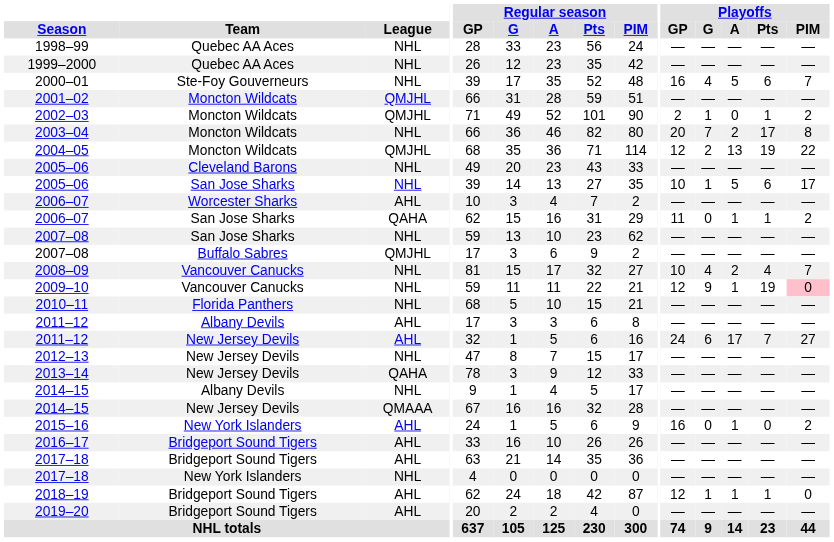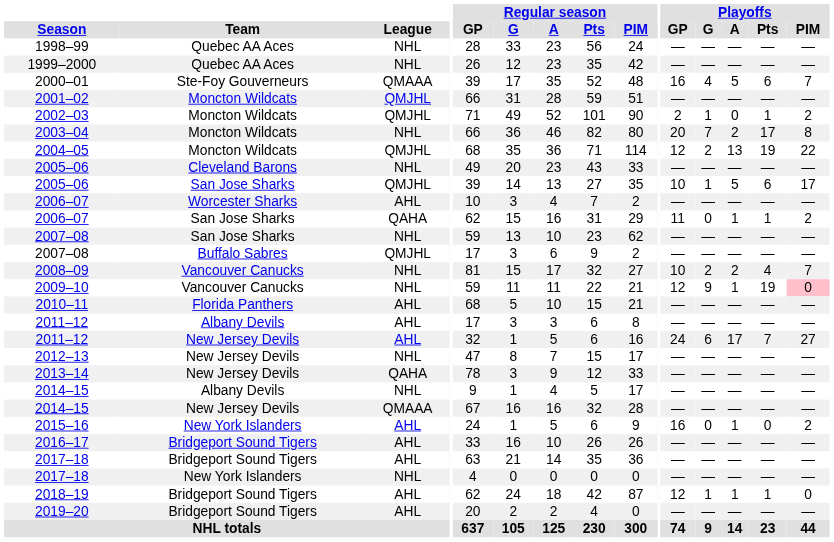(408, 81) NHL -> (408, 81) QMAAA
(408, 184) NHL -> (408, 184) QMJHL
(708, 270) 4 -> (708, 270) 2
(408, 305) NHL -> (408, 305) AHL
